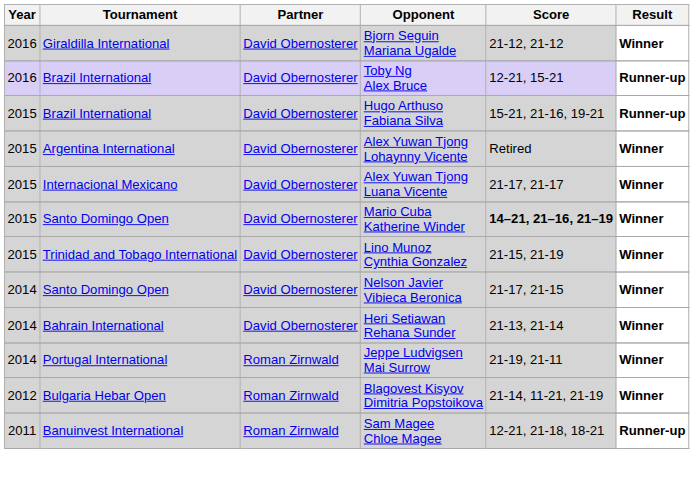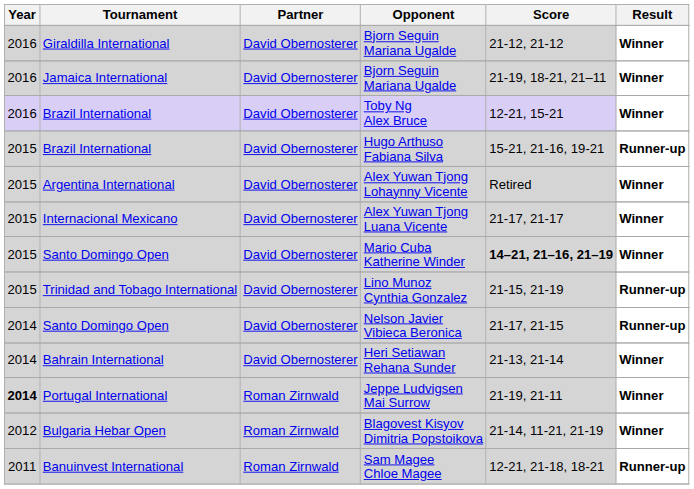+ row: (105, 78)
(652, 78) Runner-up -> (641, 114) Winner
(641, 255) Winner -> (652, 290) Runner-up
(641, 290) Winner -> (652, 325) Runner-up
(22, 361) normal -> (22, 396) bold
